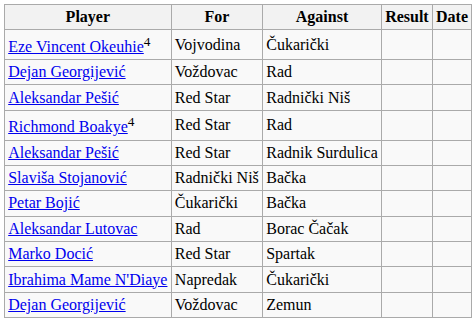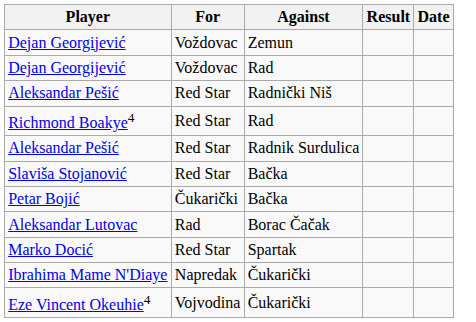rows swapped: (67, 304) <-> (79, 44)
(217, 178) Radnički Niš -> (203, 173) Red Star
